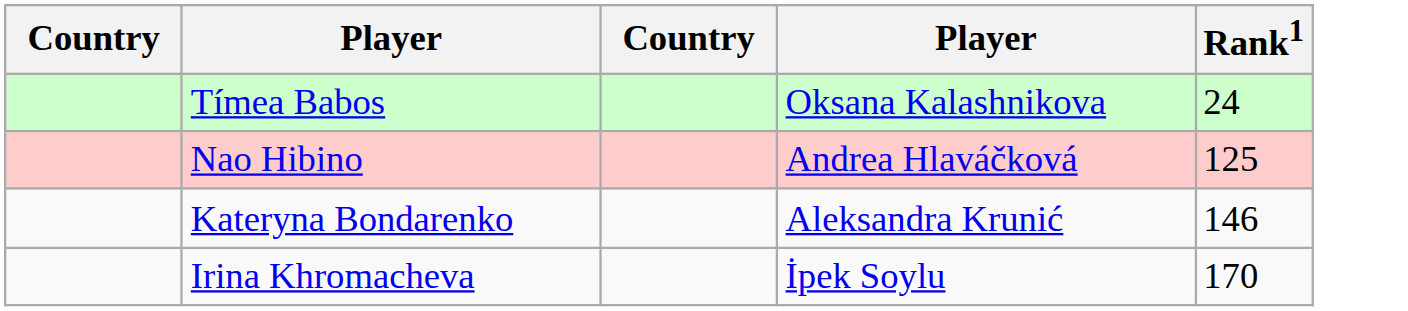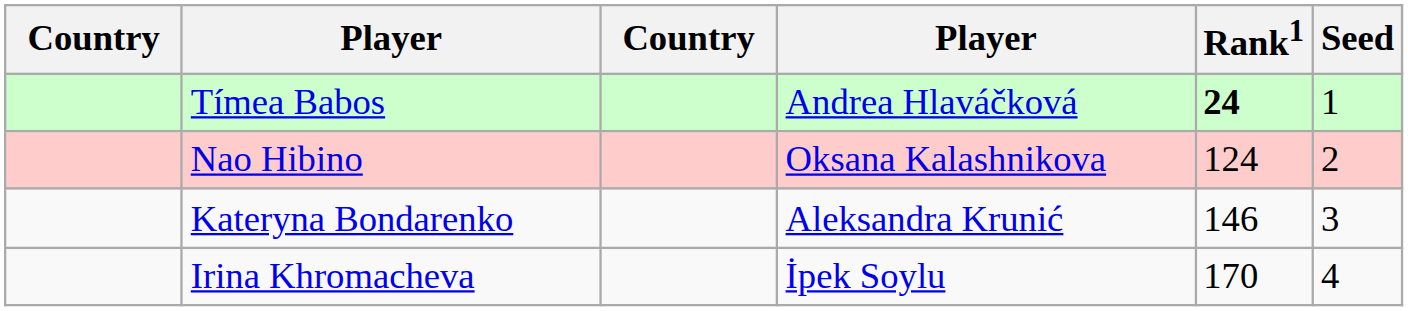+ column: (1358, 38)
(946, 101) Oksana Kalashnikova -> (932, 101) Andrea Hlaváčková
(1222, 101) normal -> (1222, 101) bold
(932, 159) Andrea Hlaváčková -> (946, 159) Oksana Kalashnikova
(1231, 159) 125 -> (1231, 159) 124
